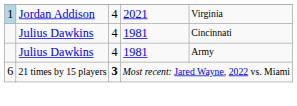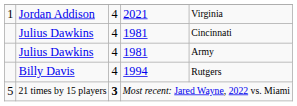(10, 14) lightblue background -> (10, 14) no background
+ row: (47, 71)
(10, 71) 6 -> (10, 91) 5
